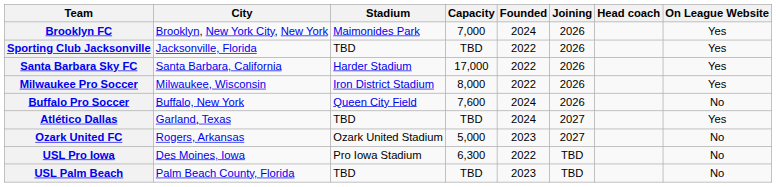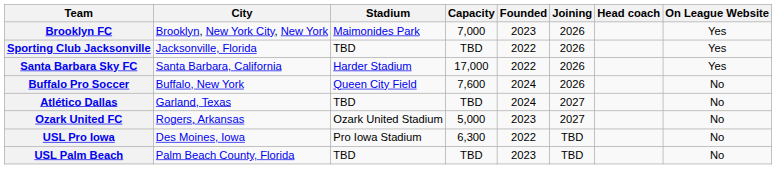(523, 31) 2024 -> (523, 31) 2023
- row: (79, 84)
(717, 119) Yes -> (717, 102) No
